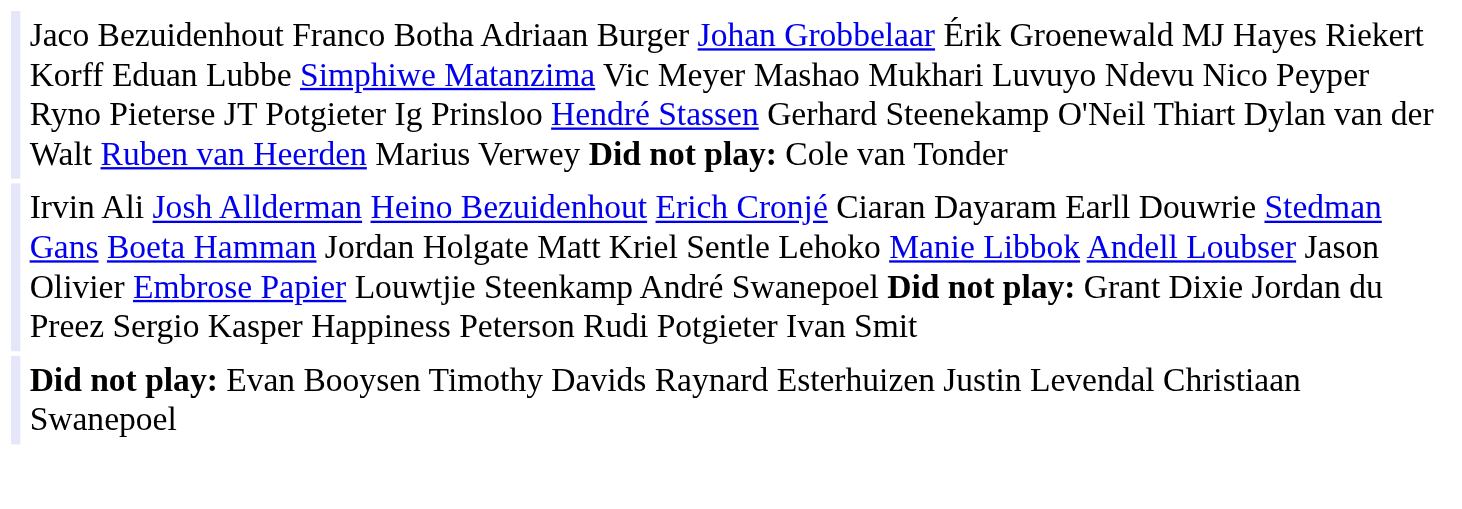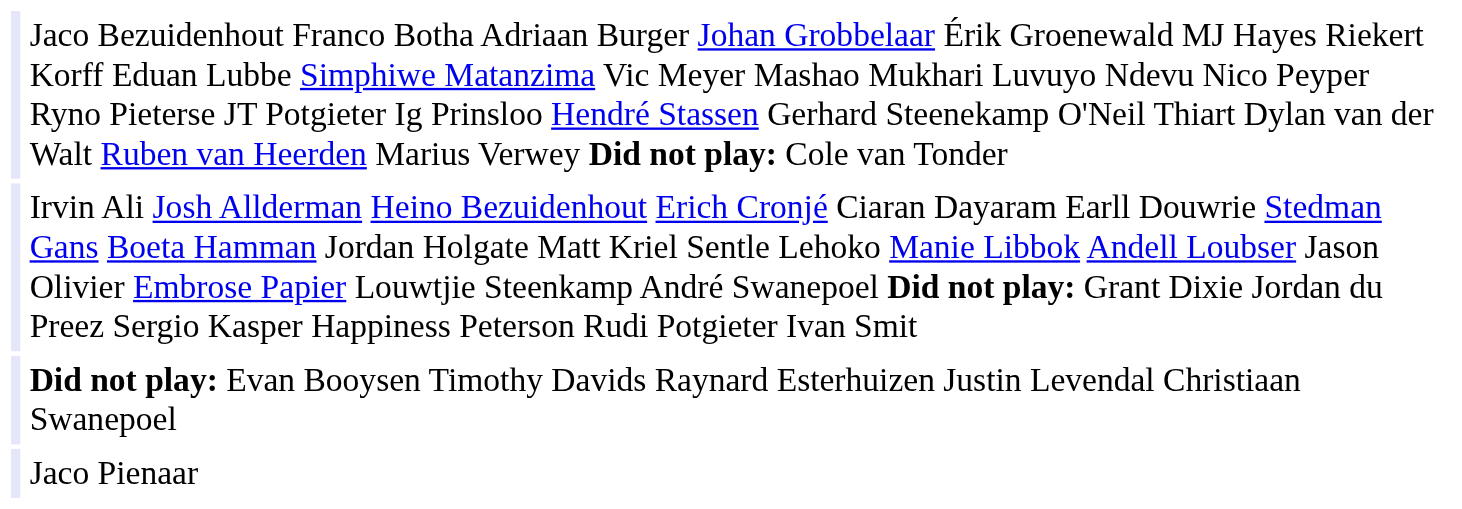+ row: (114, 472)
